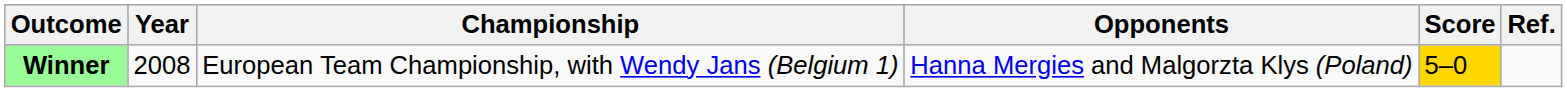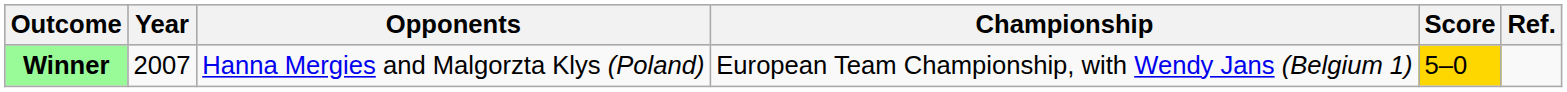columns swapped: (550, 24) <-> (1161, 24)
(162, 65) 2008 -> (162, 65) 2007
